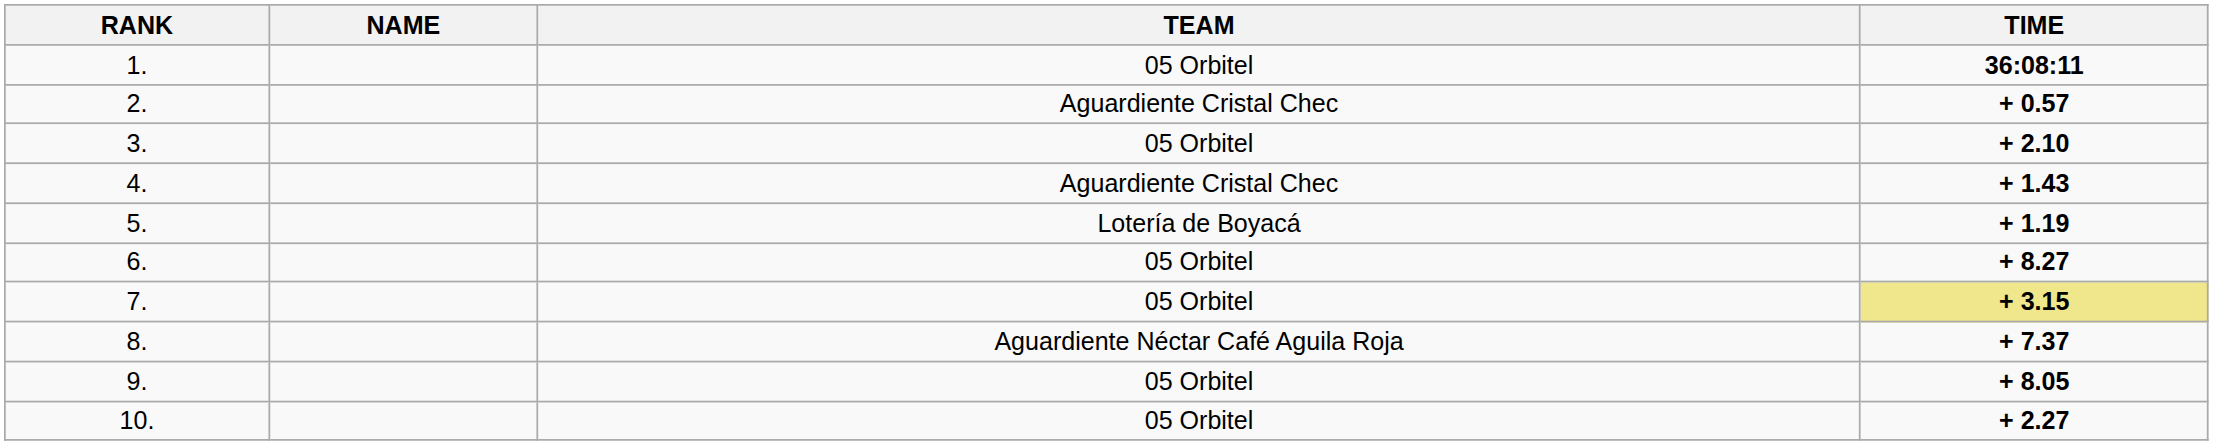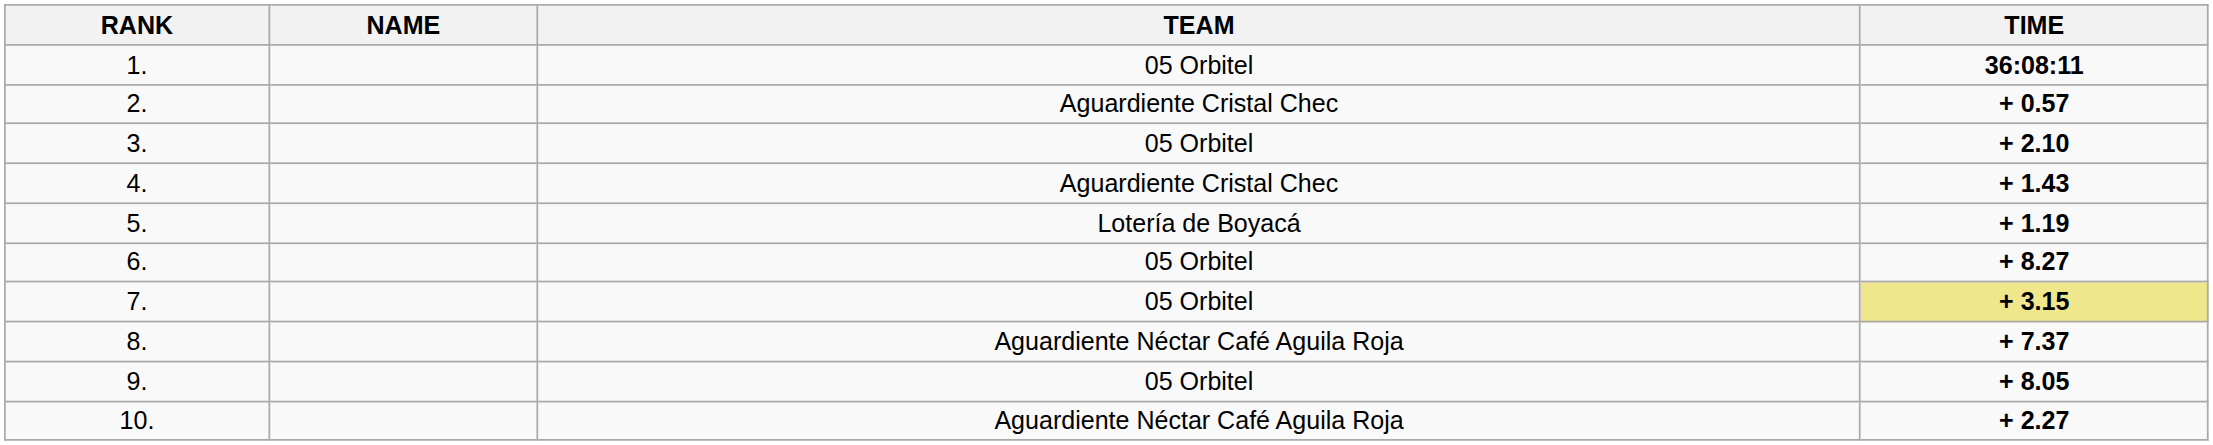(1199, 421) 05 Orbitel -> (1199, 421) Aguardiente Néctar Café Aguila Roja
